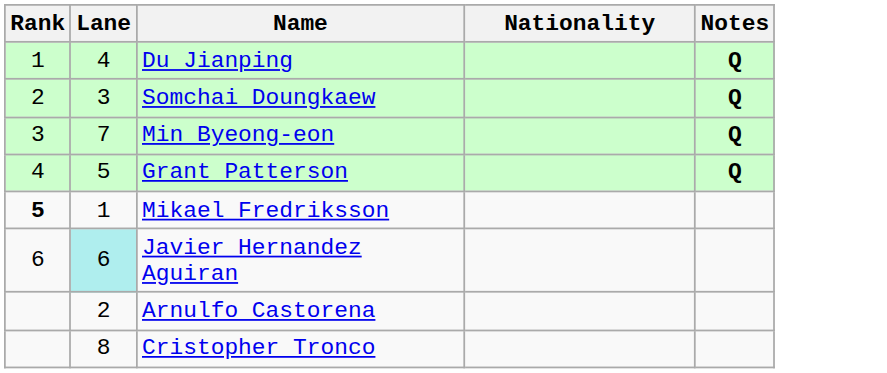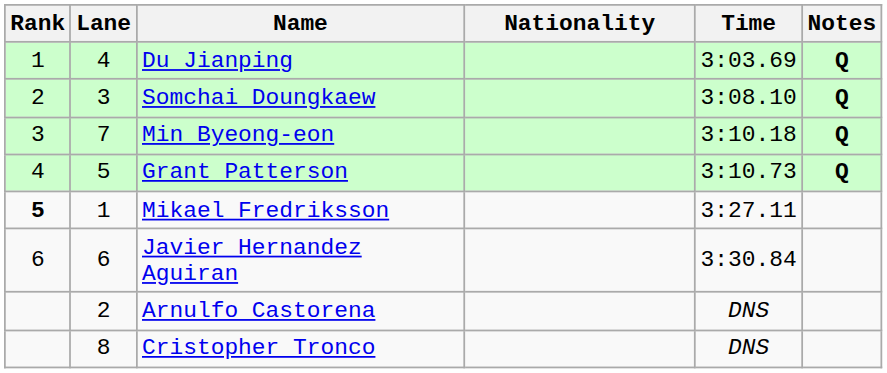+ column: (749, 24)
(104, 260) paleturquoise background -> (104, 260) no background
